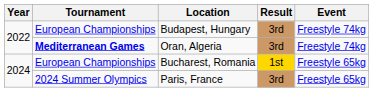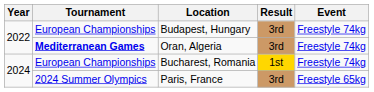(332, 63) Freestyle 65kg -> (332, 63) Freestyle 74kg
